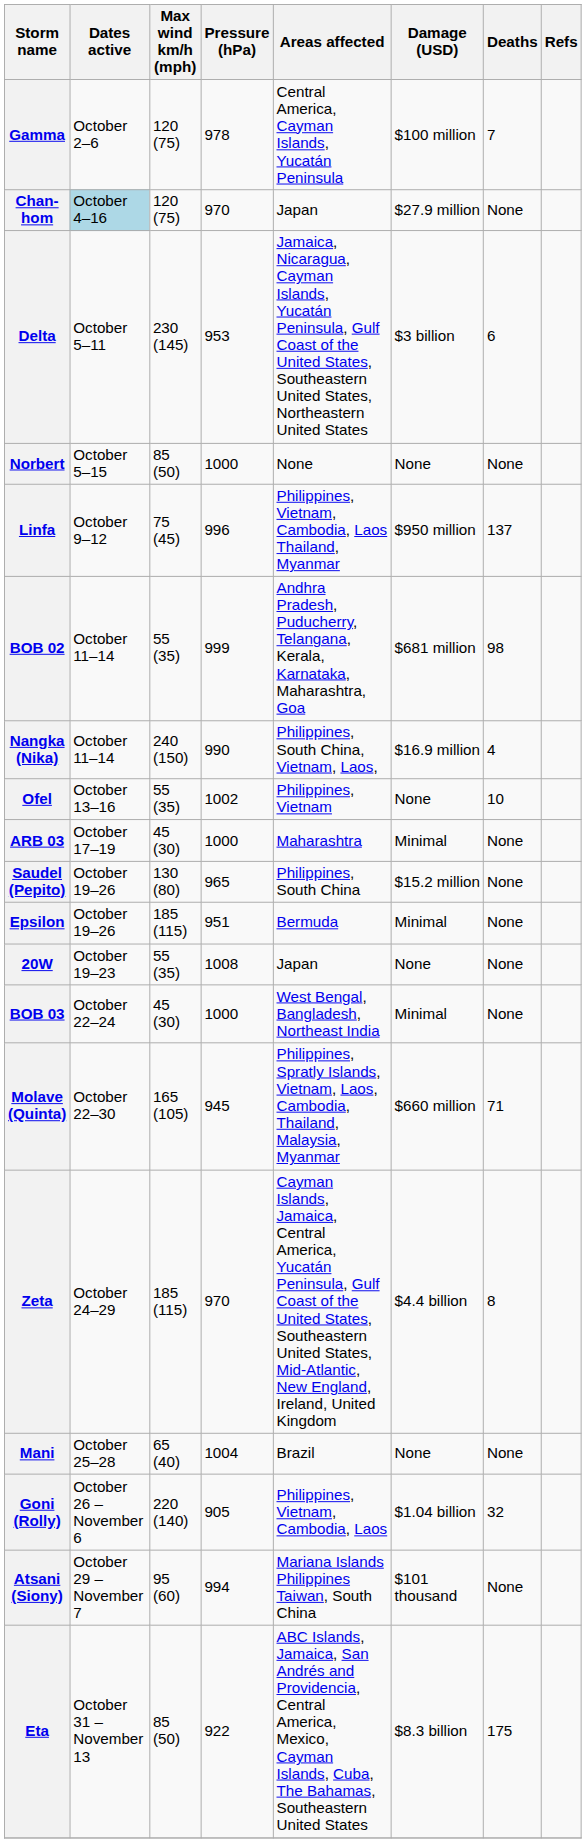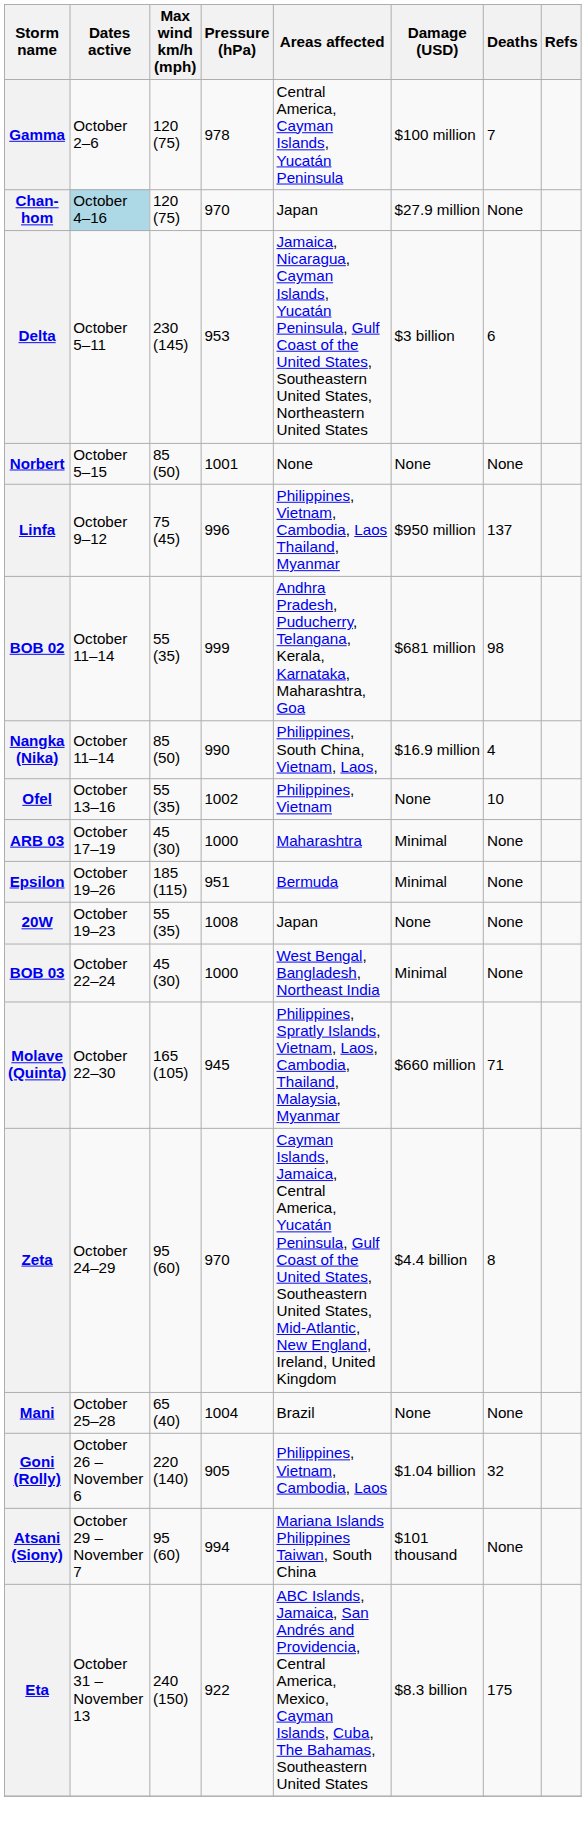(221, 463) 1000 -> (221, 463) 1001
(171, 749) 240 (150) -> (166, 749) 85 (50)
- row: (37, 881)
(170, 1301) 185 (115) -> (166, 1260) 95 (60)
(166, 1731) 85 (50) -> (171, 1690) 240 (150)
